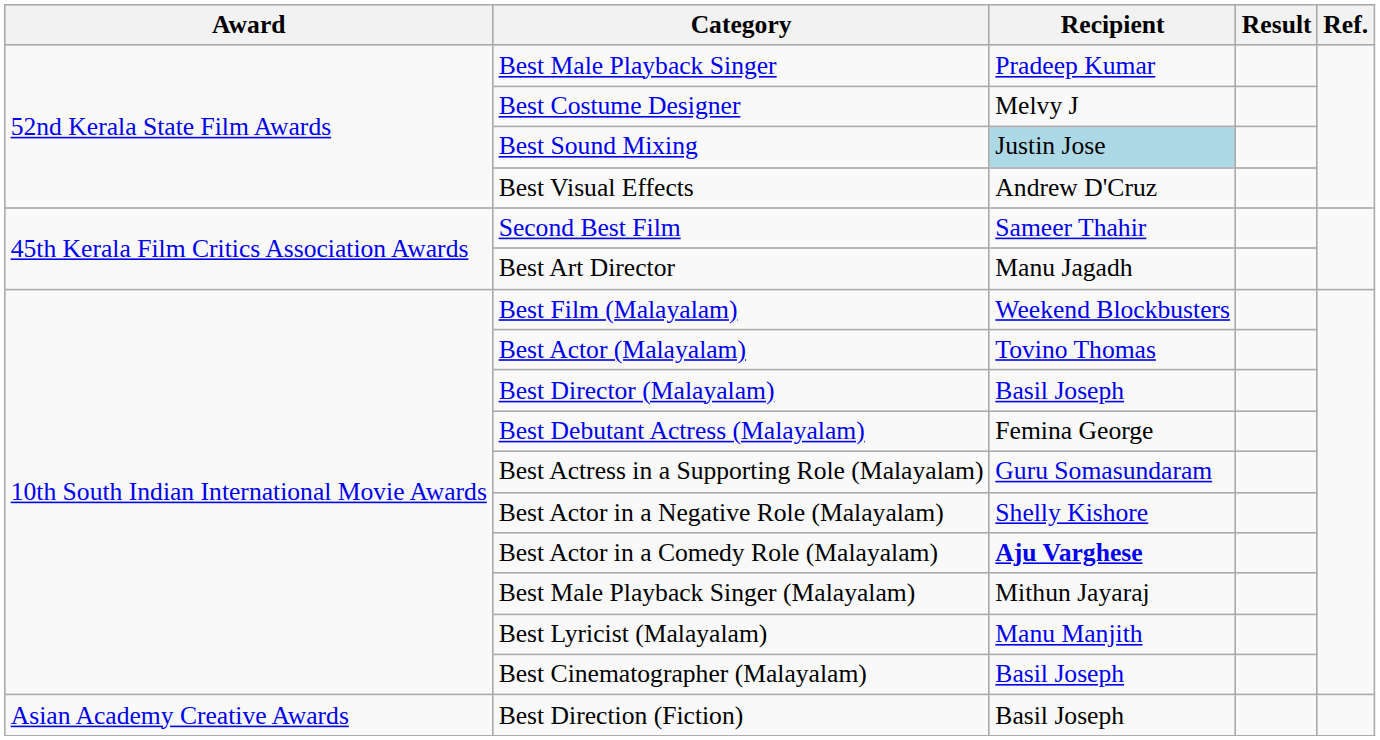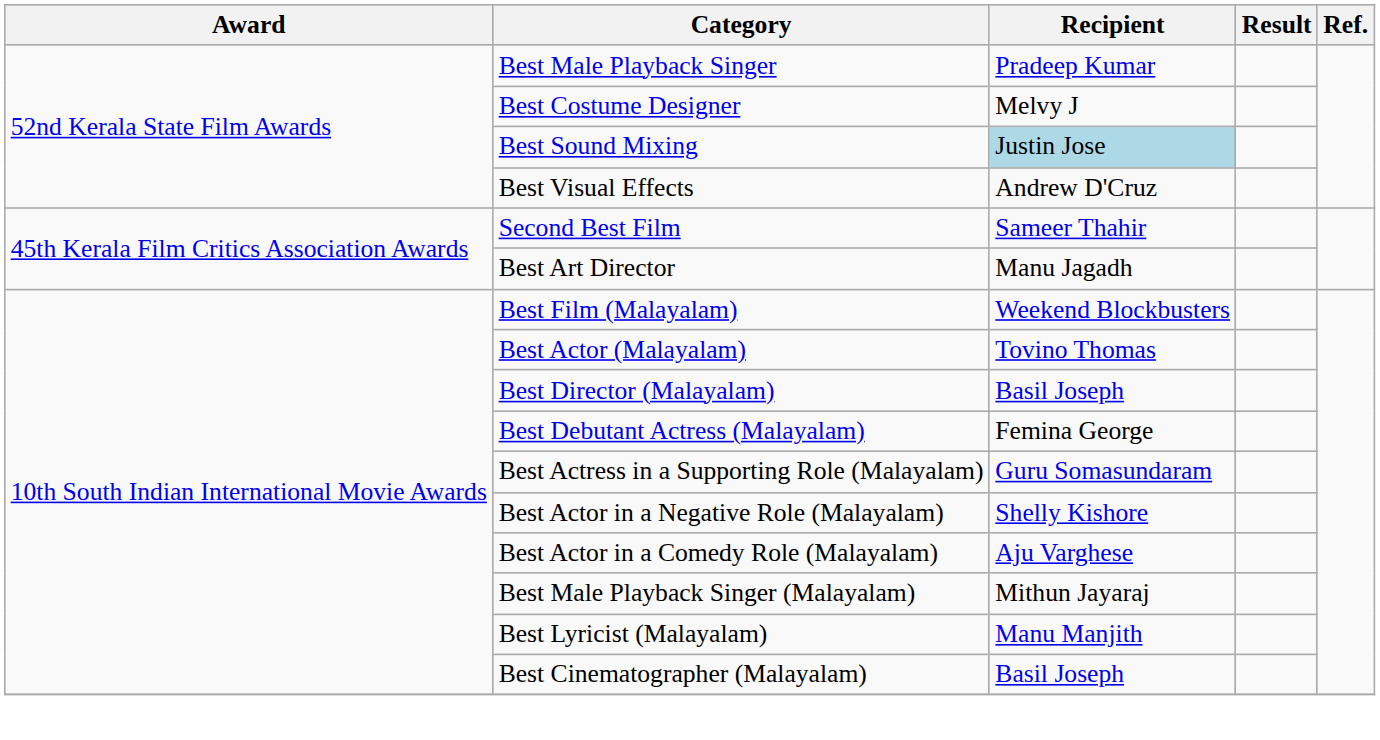(1069, 552) bold -> (1064, 552) normal
- row: (621, 715)
